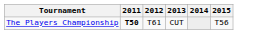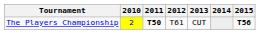+ column: (132, 11)
(222, 23) normal -> (244, 23) bold
